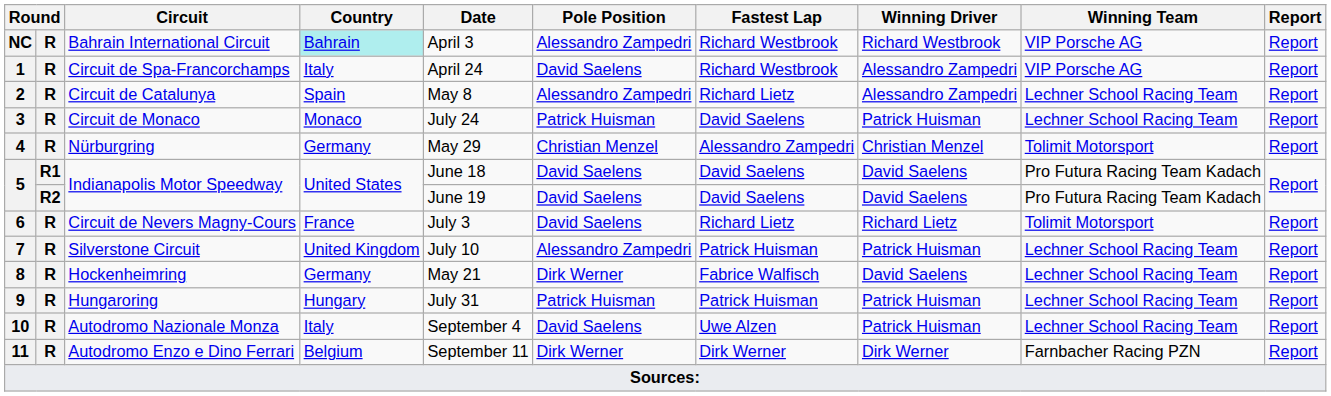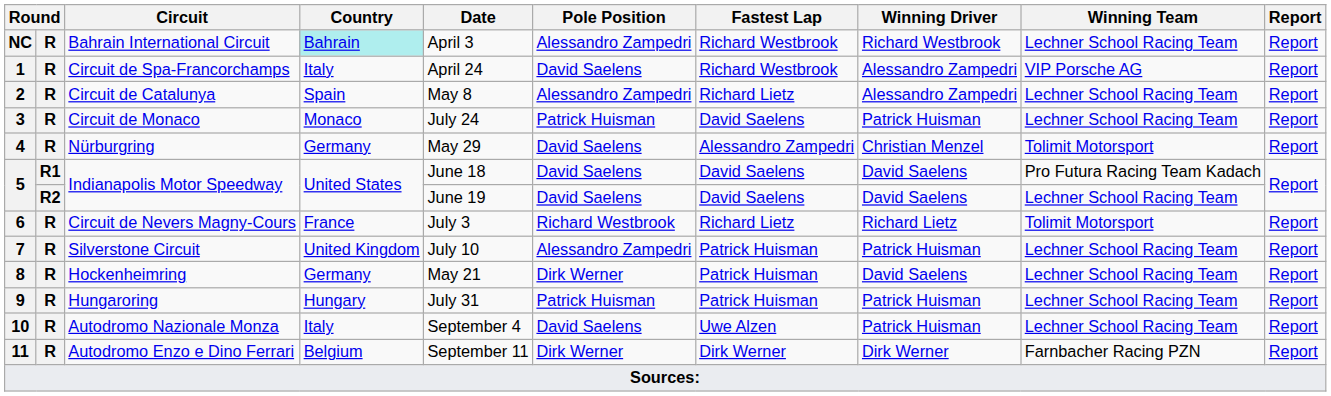(1084, 43) VIP Porsche AG -> (1131, 43) Lechner School Racing Team
(597, 146) Christian Menzel -> (589, 146) David Saelens
(1143, 197) Pro Futura Racing Team Kadach -> (1131, 197) Lechner School Racing Team
(589, 223) David Saelens -> (606, 223) Richard Westbrook
(759, 274) Fabrice Walfisch -> (759, 274) Patrick Huisman
